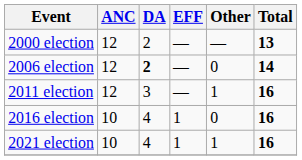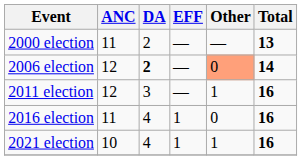(109, 42) 12 -> (109, 42) 11
(214, 67) no background -> (214, 67) lightsalmon background
(109, 117) 10 -> (109, 117) 11
